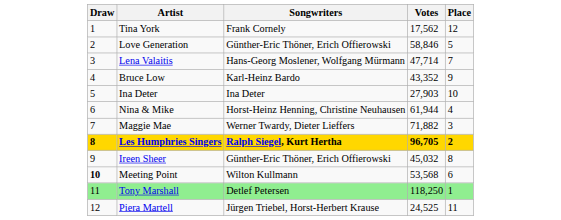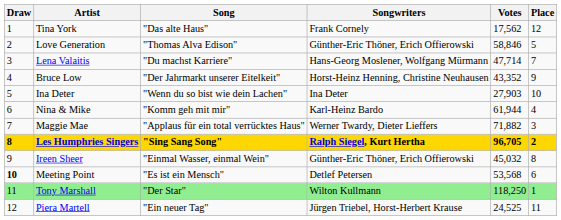+ column: (224, 12)
(263, 77) Karl-Heinz Bardo -> (399, 77) Horst-Heinz Henning, Christine Neuhausen
(316, 110) Horst-Heinz Henning, Christine Neuhausen -> (346, 110) Karl-Heinz Bardo
(262, 175) Wilton Kullmann -> (341, 175) Detlef Petersen
(258, 191) Detlef Petersen -> (345, 191) Wilton Kullmann
